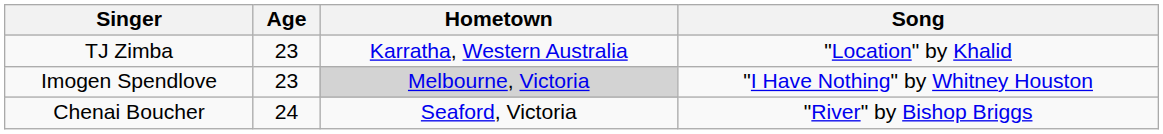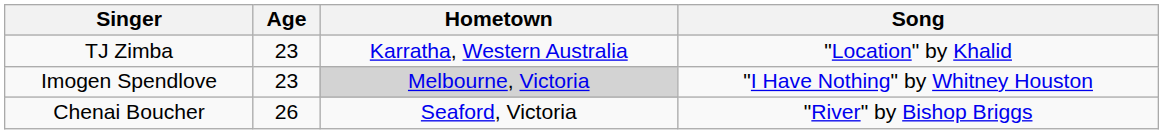(287, 112) 24 -> (287, 112) 26
